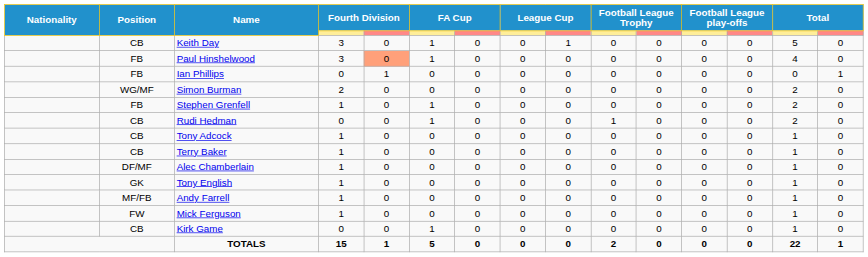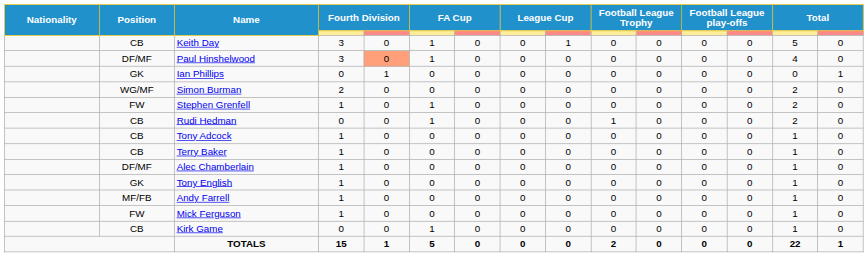(137, 59) FB -> (137, 59) DF/MF
(137, 74) FB -> (137, 74) GK
(137, 105) FB -> (137, 105) FW
